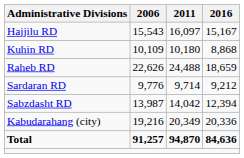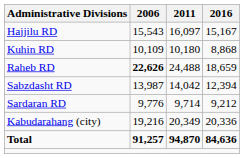(148, 67) normal -> (148, 67) bold
rows swapped: (39, 103) <-> (36, 85)
